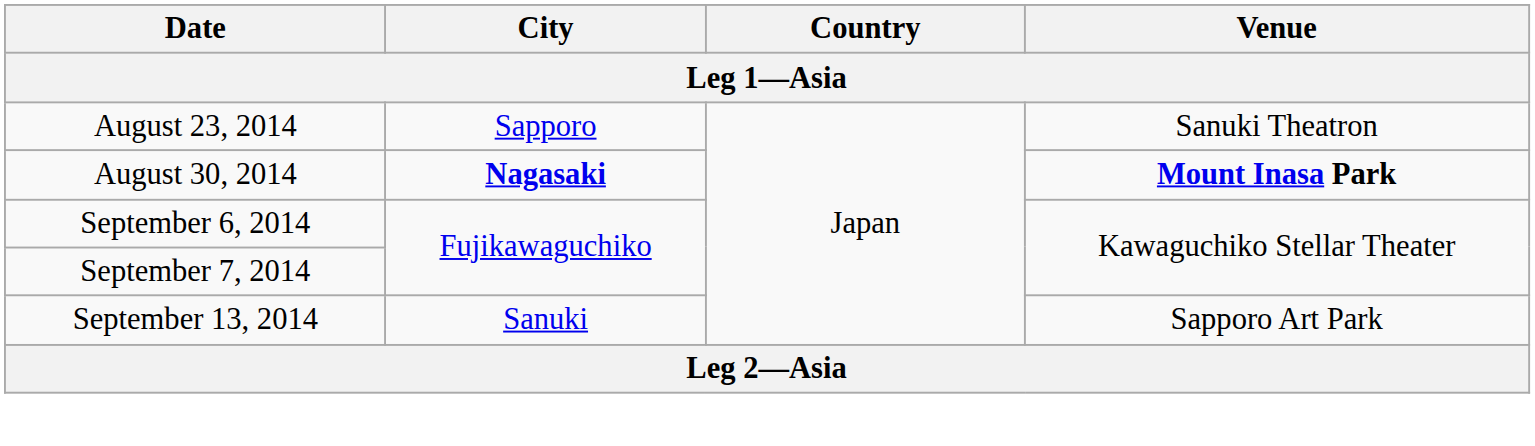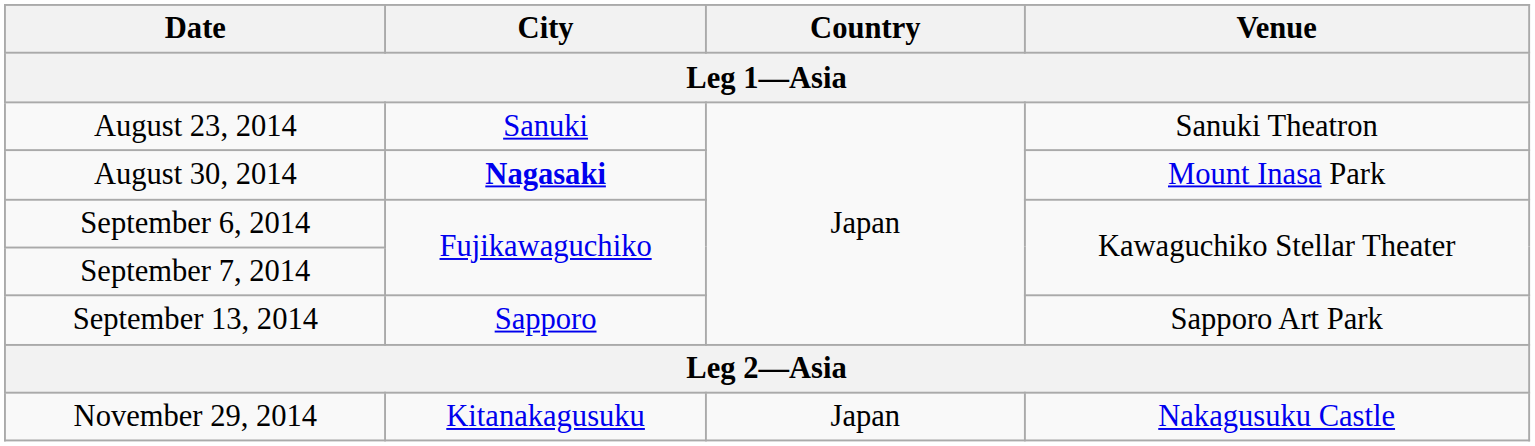(546, 125) Sapporo -> (546, 125) Sanuki
(1277, 174) bold -> (1277, 174) normal
(546, 319) Sanuki -> (546, 319) Sapporo
+ row: (195, 416)
